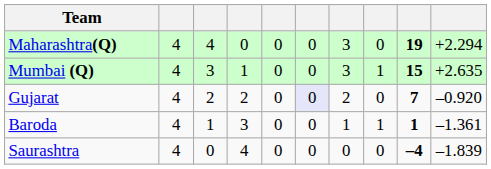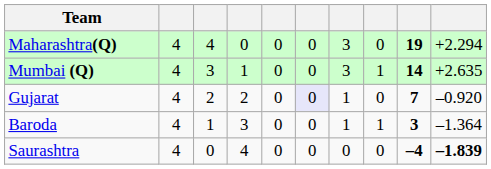(414, 71) 15 -> (414, 71) 14
(346, 97) 2 -> (346, 97) 1
(414, 124) 1 -> (414, 124) 3
(459, 124) –1.361 -> (459, 124) –1.364
(459, 151) normal -> (459, 151) bold
